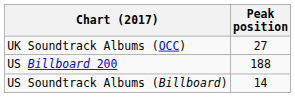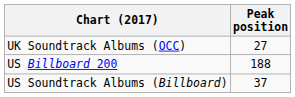(261, 83) 14 -> (261, 83) 37
